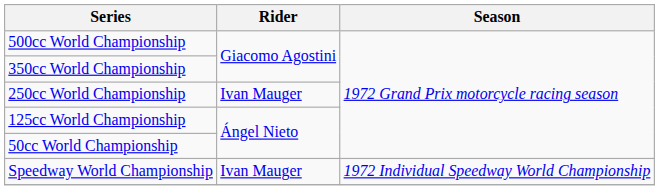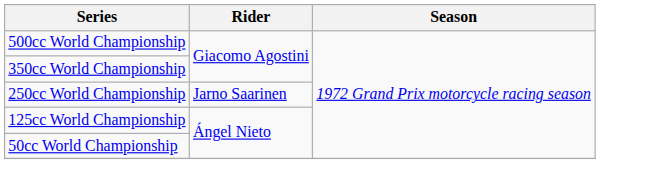(261, 94) Ivan Mauger -> (240, 94) Jarno Saarinen
- row: (111, 171)
